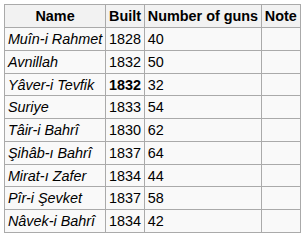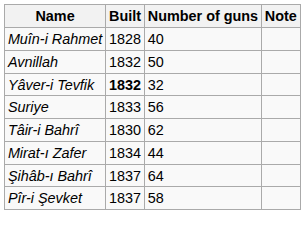(156, 107) 54 -> (156, 107) 56
rows swapped: (47, 176) <-> (50, 153)
- row: (51, 221)
